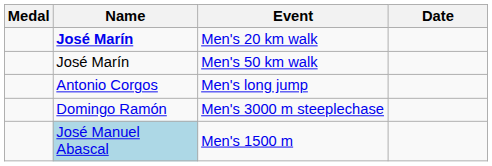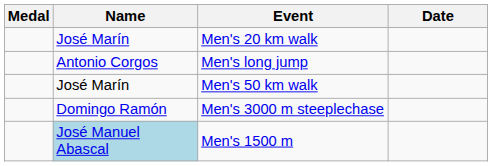(95, 39) bold -> (93, 39) normal
rows swapped: (254, 86) <-> (259, 62)
